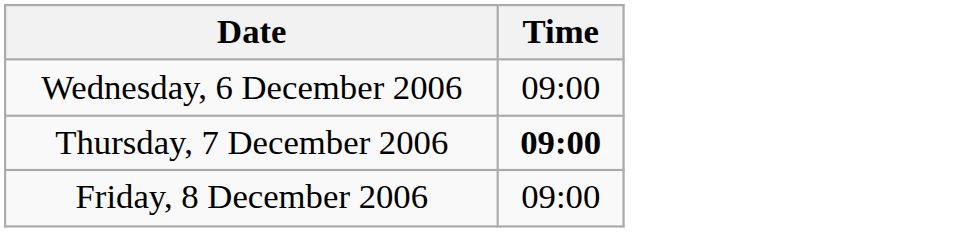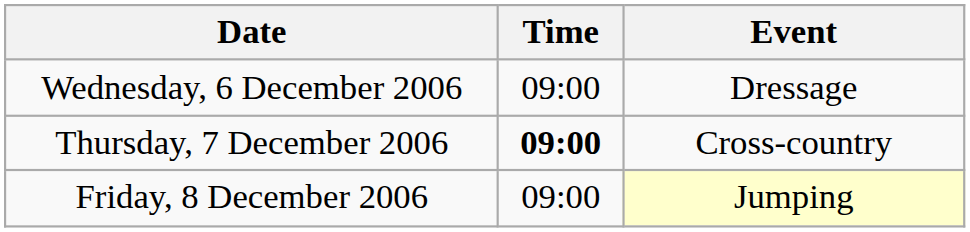+ column: (794, 32)
